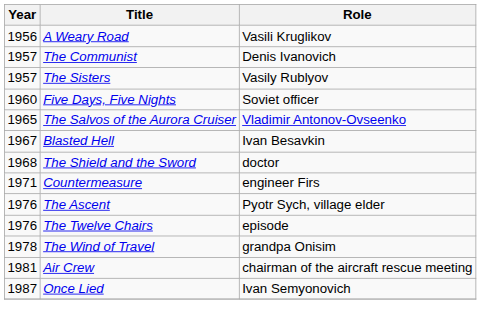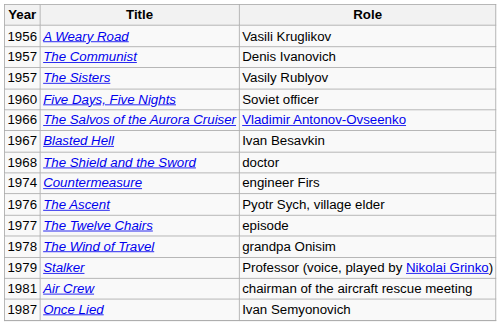(22, 120) 1965 -> (22, 120) 1966
(22, 183) 1971 -> (22, 183) 1974
(22, 225) 1976 -> (22, 225) 1977
+ row: (64, 267)
